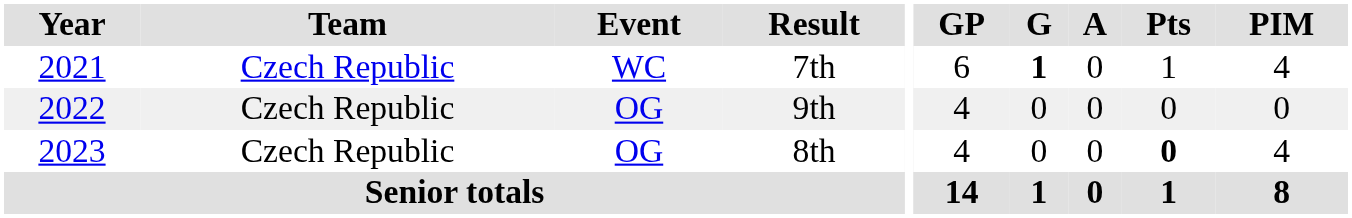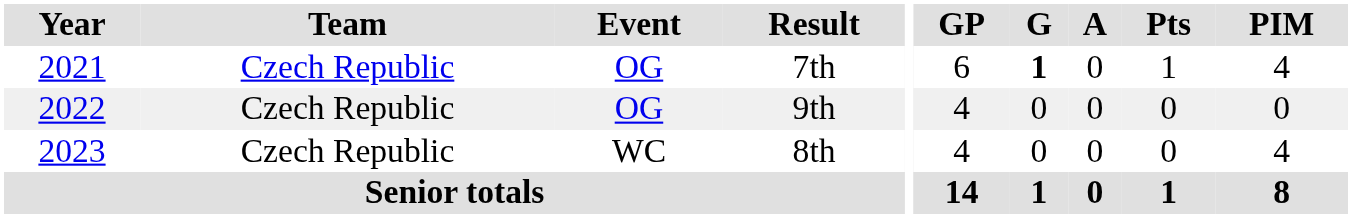(639, 66) WC -> (639, 66) OG
(639, 150) OG -> (639, 150) WC
(1169, 150) bold -> (1169, 150) normal
